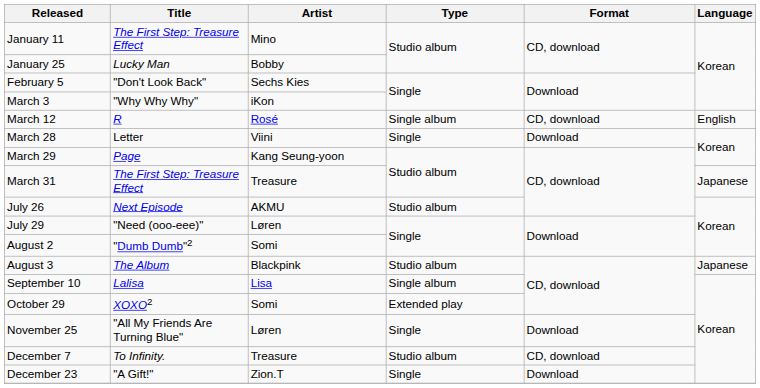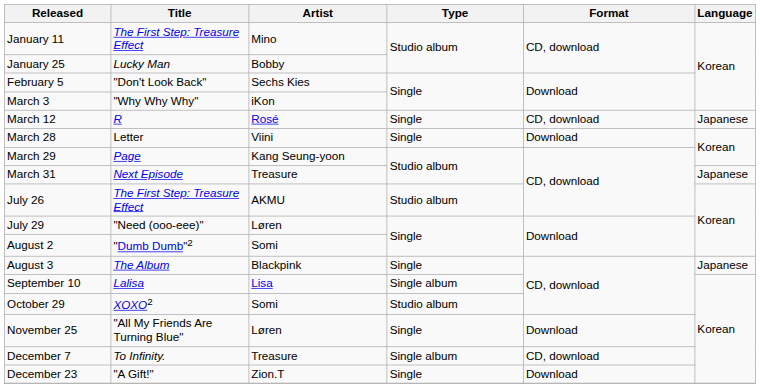(422, 119) Single album -> (406, 119) Single
(717, 119) English -> (723, 119) Japanese
(176, 181) The First Step: Treasure Effect -> (148, 175) Next Episode
(148, 206) Next Episode -> (176, 200) The First Step: Treasure Effect
(423, 265) Studio album -> (406, 265) Single
(426, 304) Extended play -> (424, 304) Studio album
(423, 355) Studio album -> (423, 355) Single album
